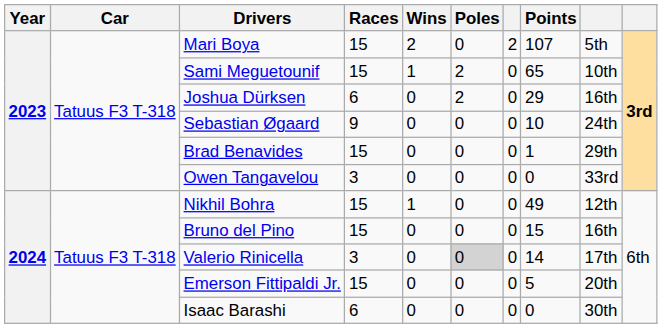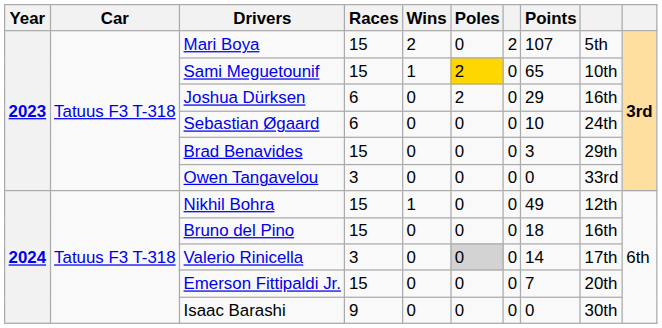(459, 71) no background -> (459, 71) gold background
(354, 124) 9 -> (354, 124) 6
(530, 150) 1 -> (530, 150) 3
(534, 230) 15 -> (534, 230) 18
(530, 283) 5 -> (530, 283) 7
(354, 310) 6 -> (354, 310) 9
